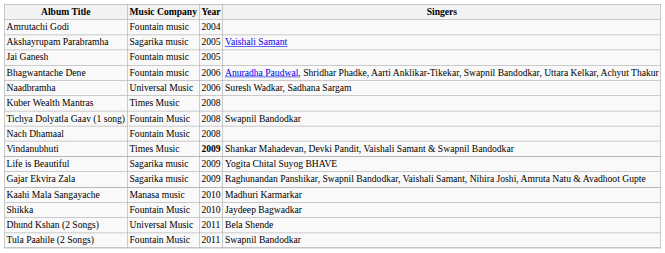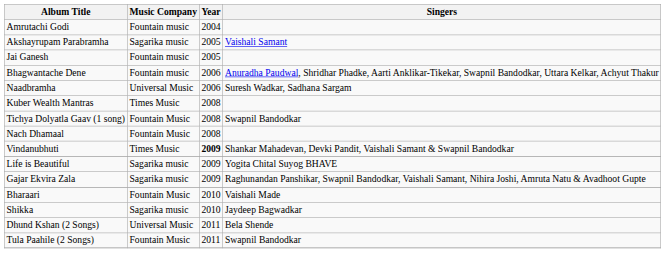- row: (53, 194)
+ row: (23, 194)
(160, 210) Fountain Music -> (159, 210) Sagarika music
